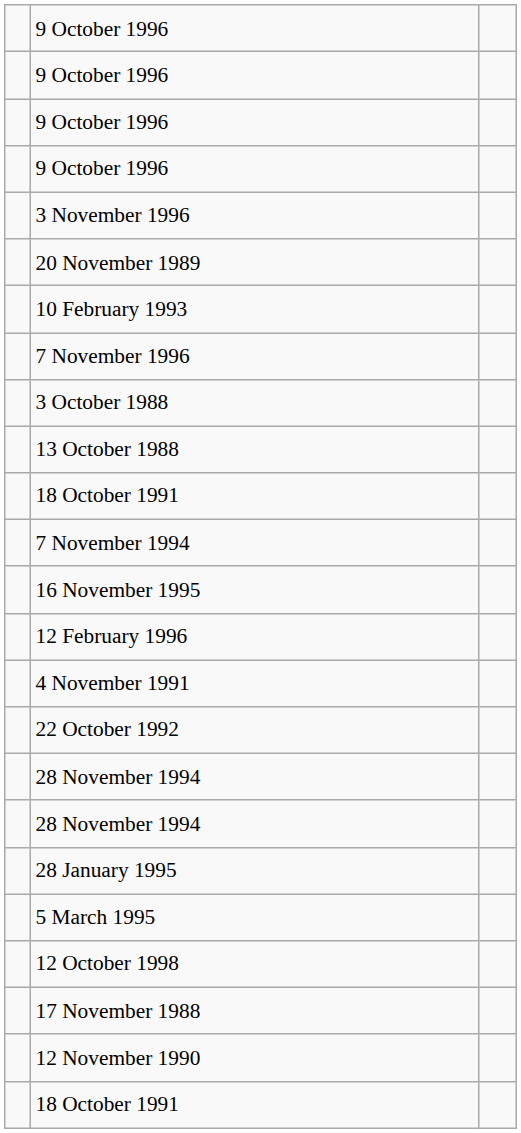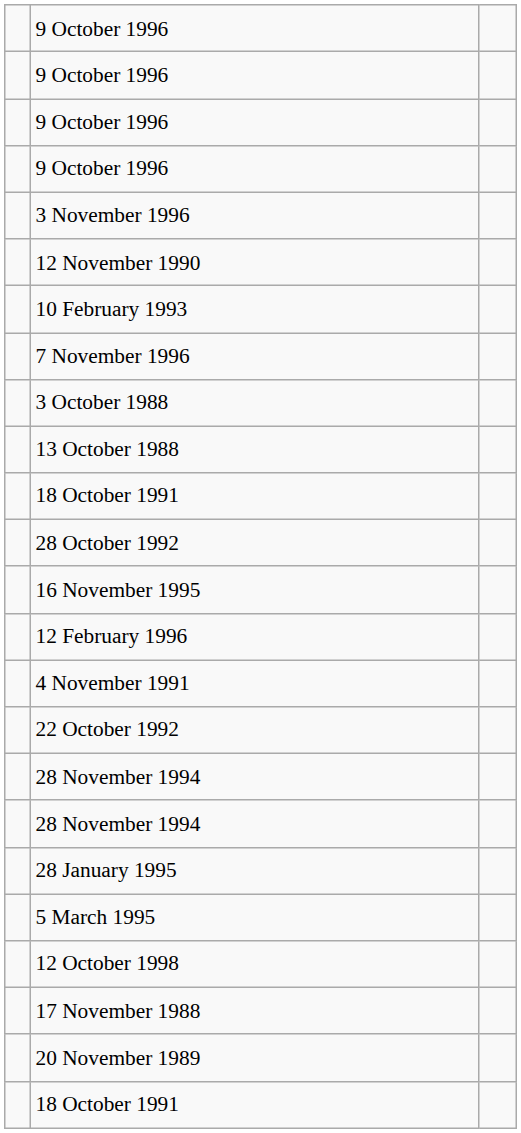rows swapped: (18, 1058) <-> (18, 262)
+ row: (18, 543)
- row: (18, 543)
